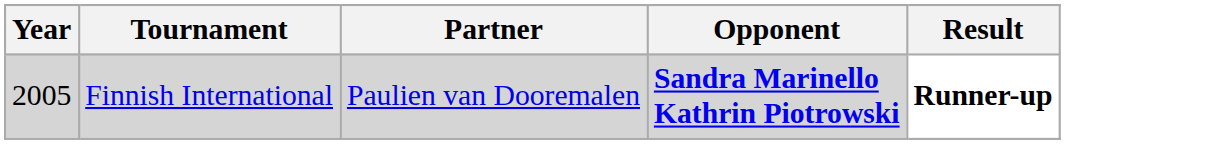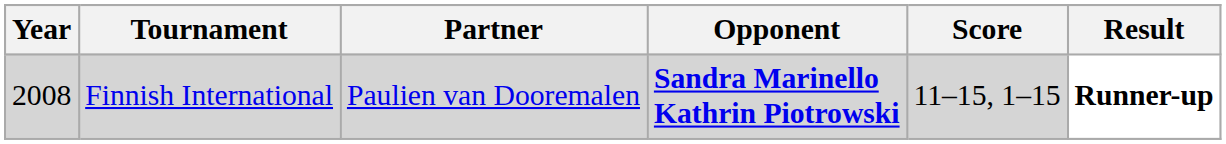+ column: (987, 29)
(42, 95) 2005 -> (42, 95) 2008
